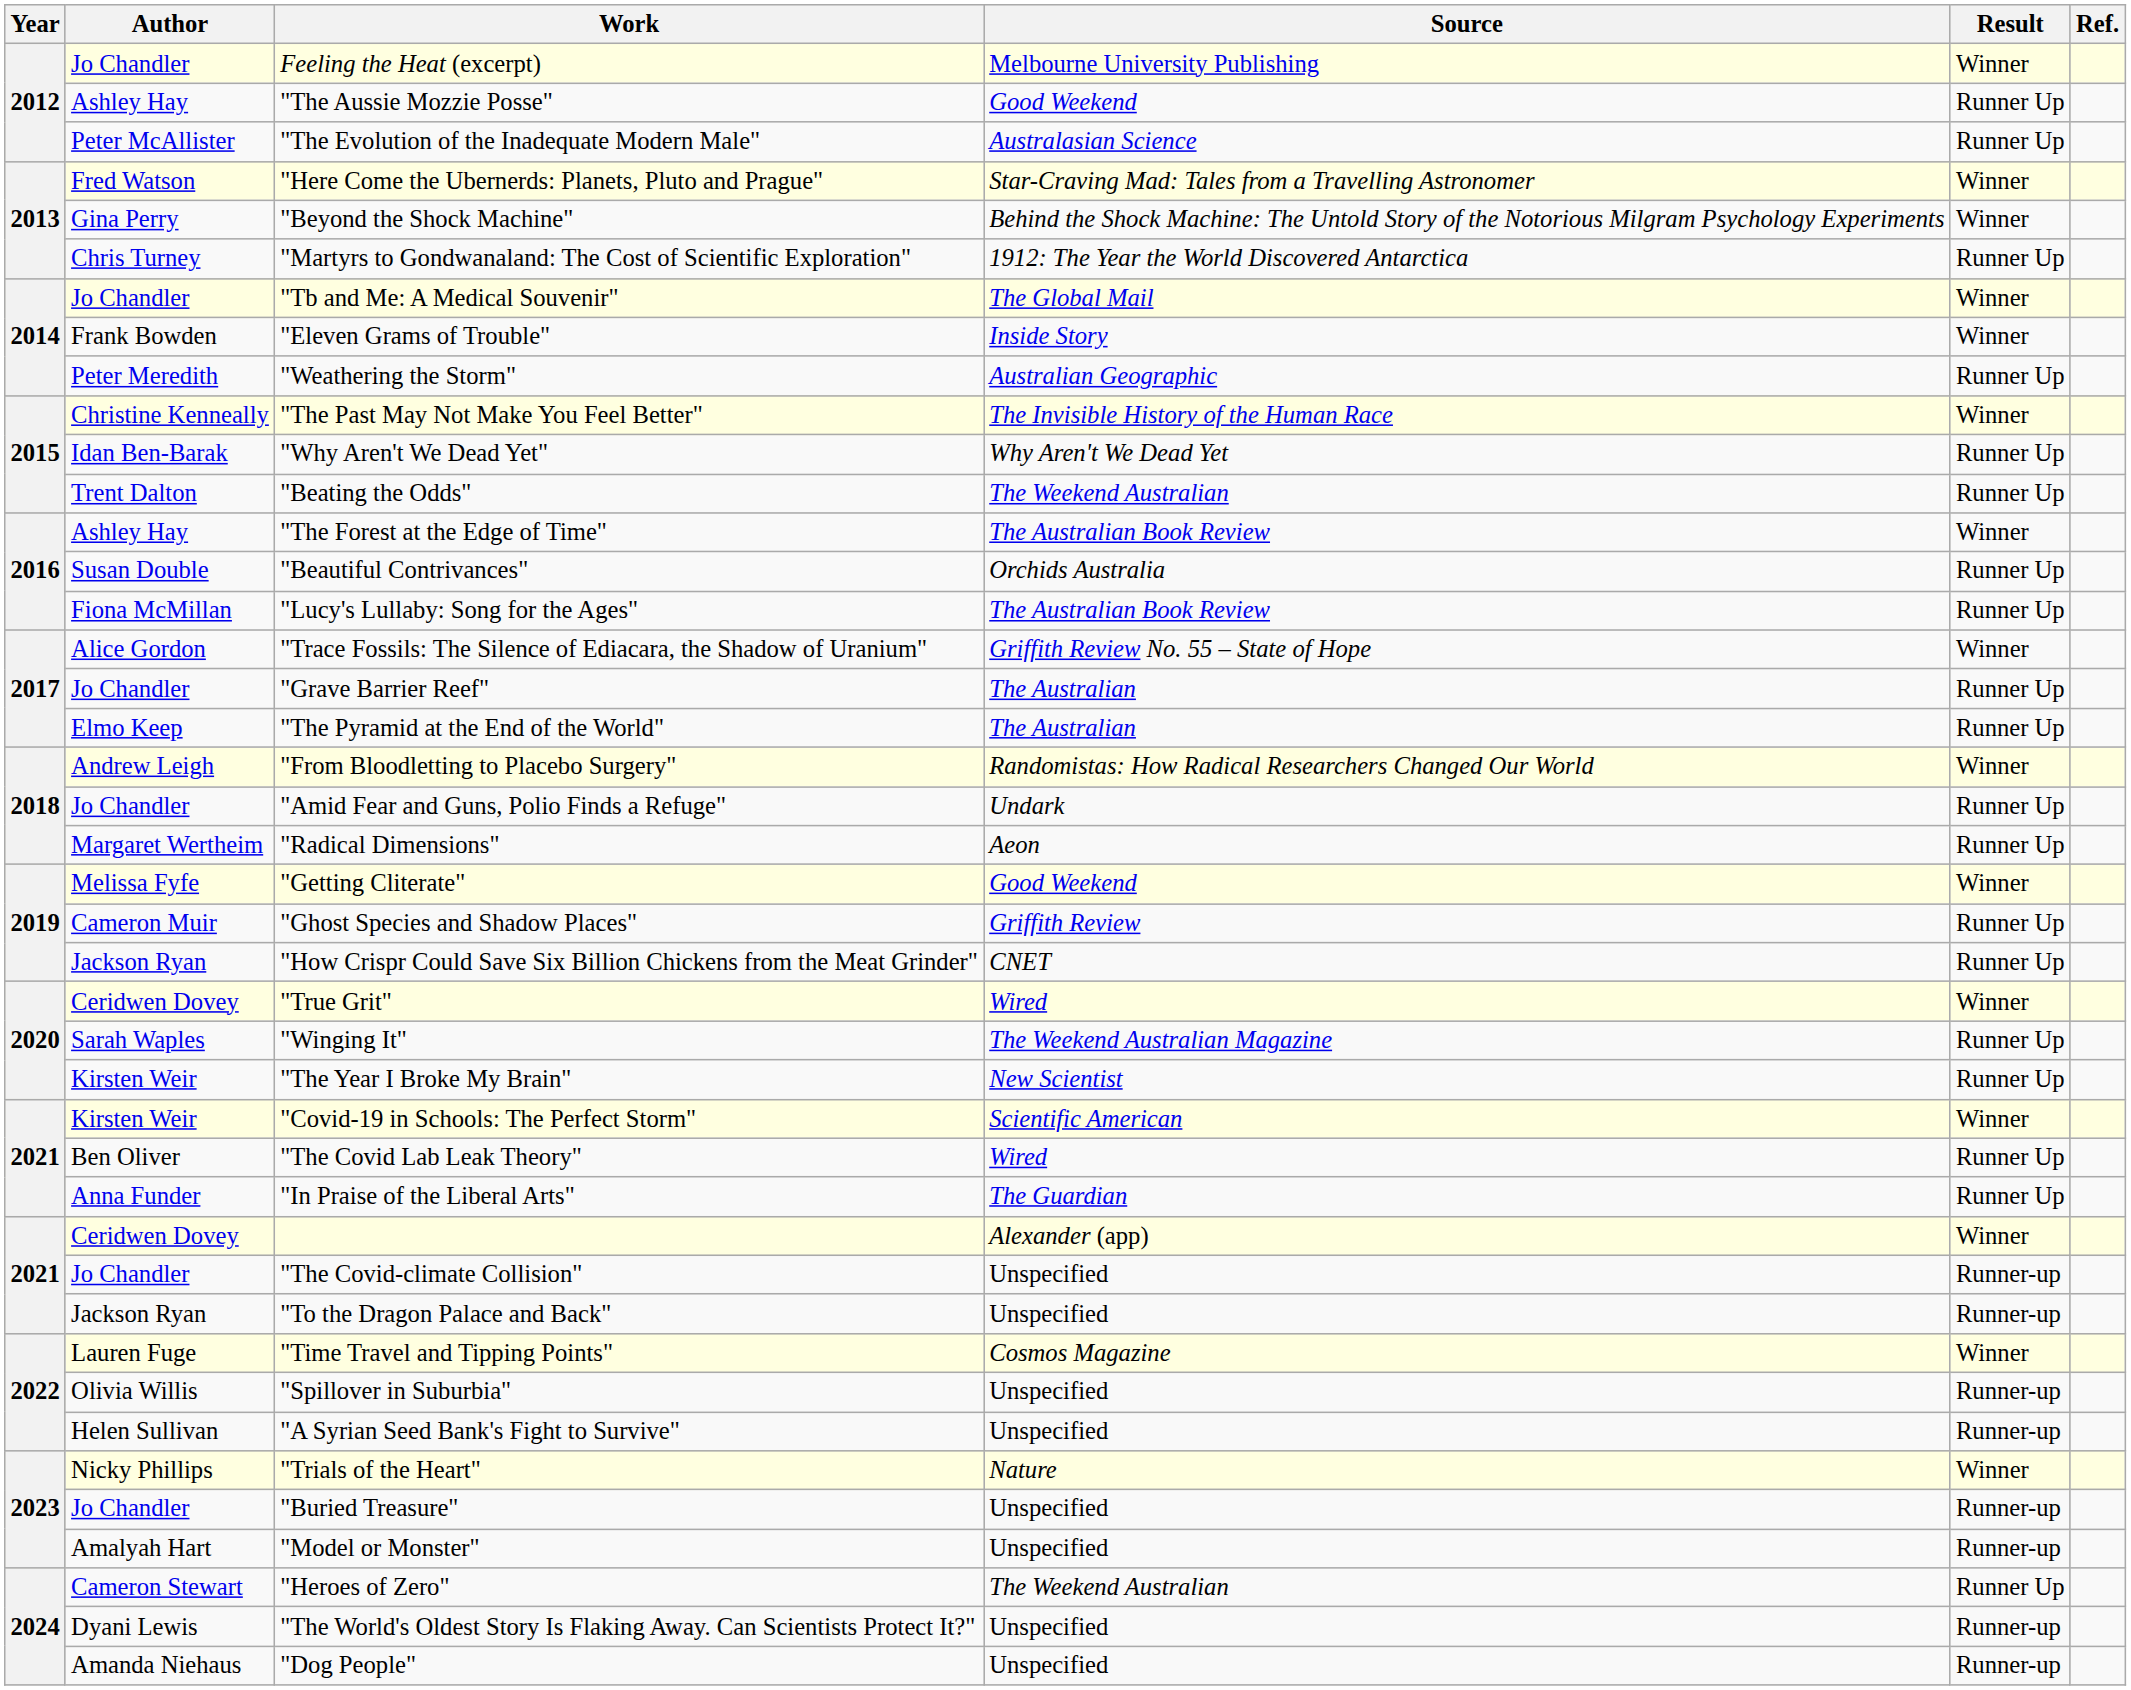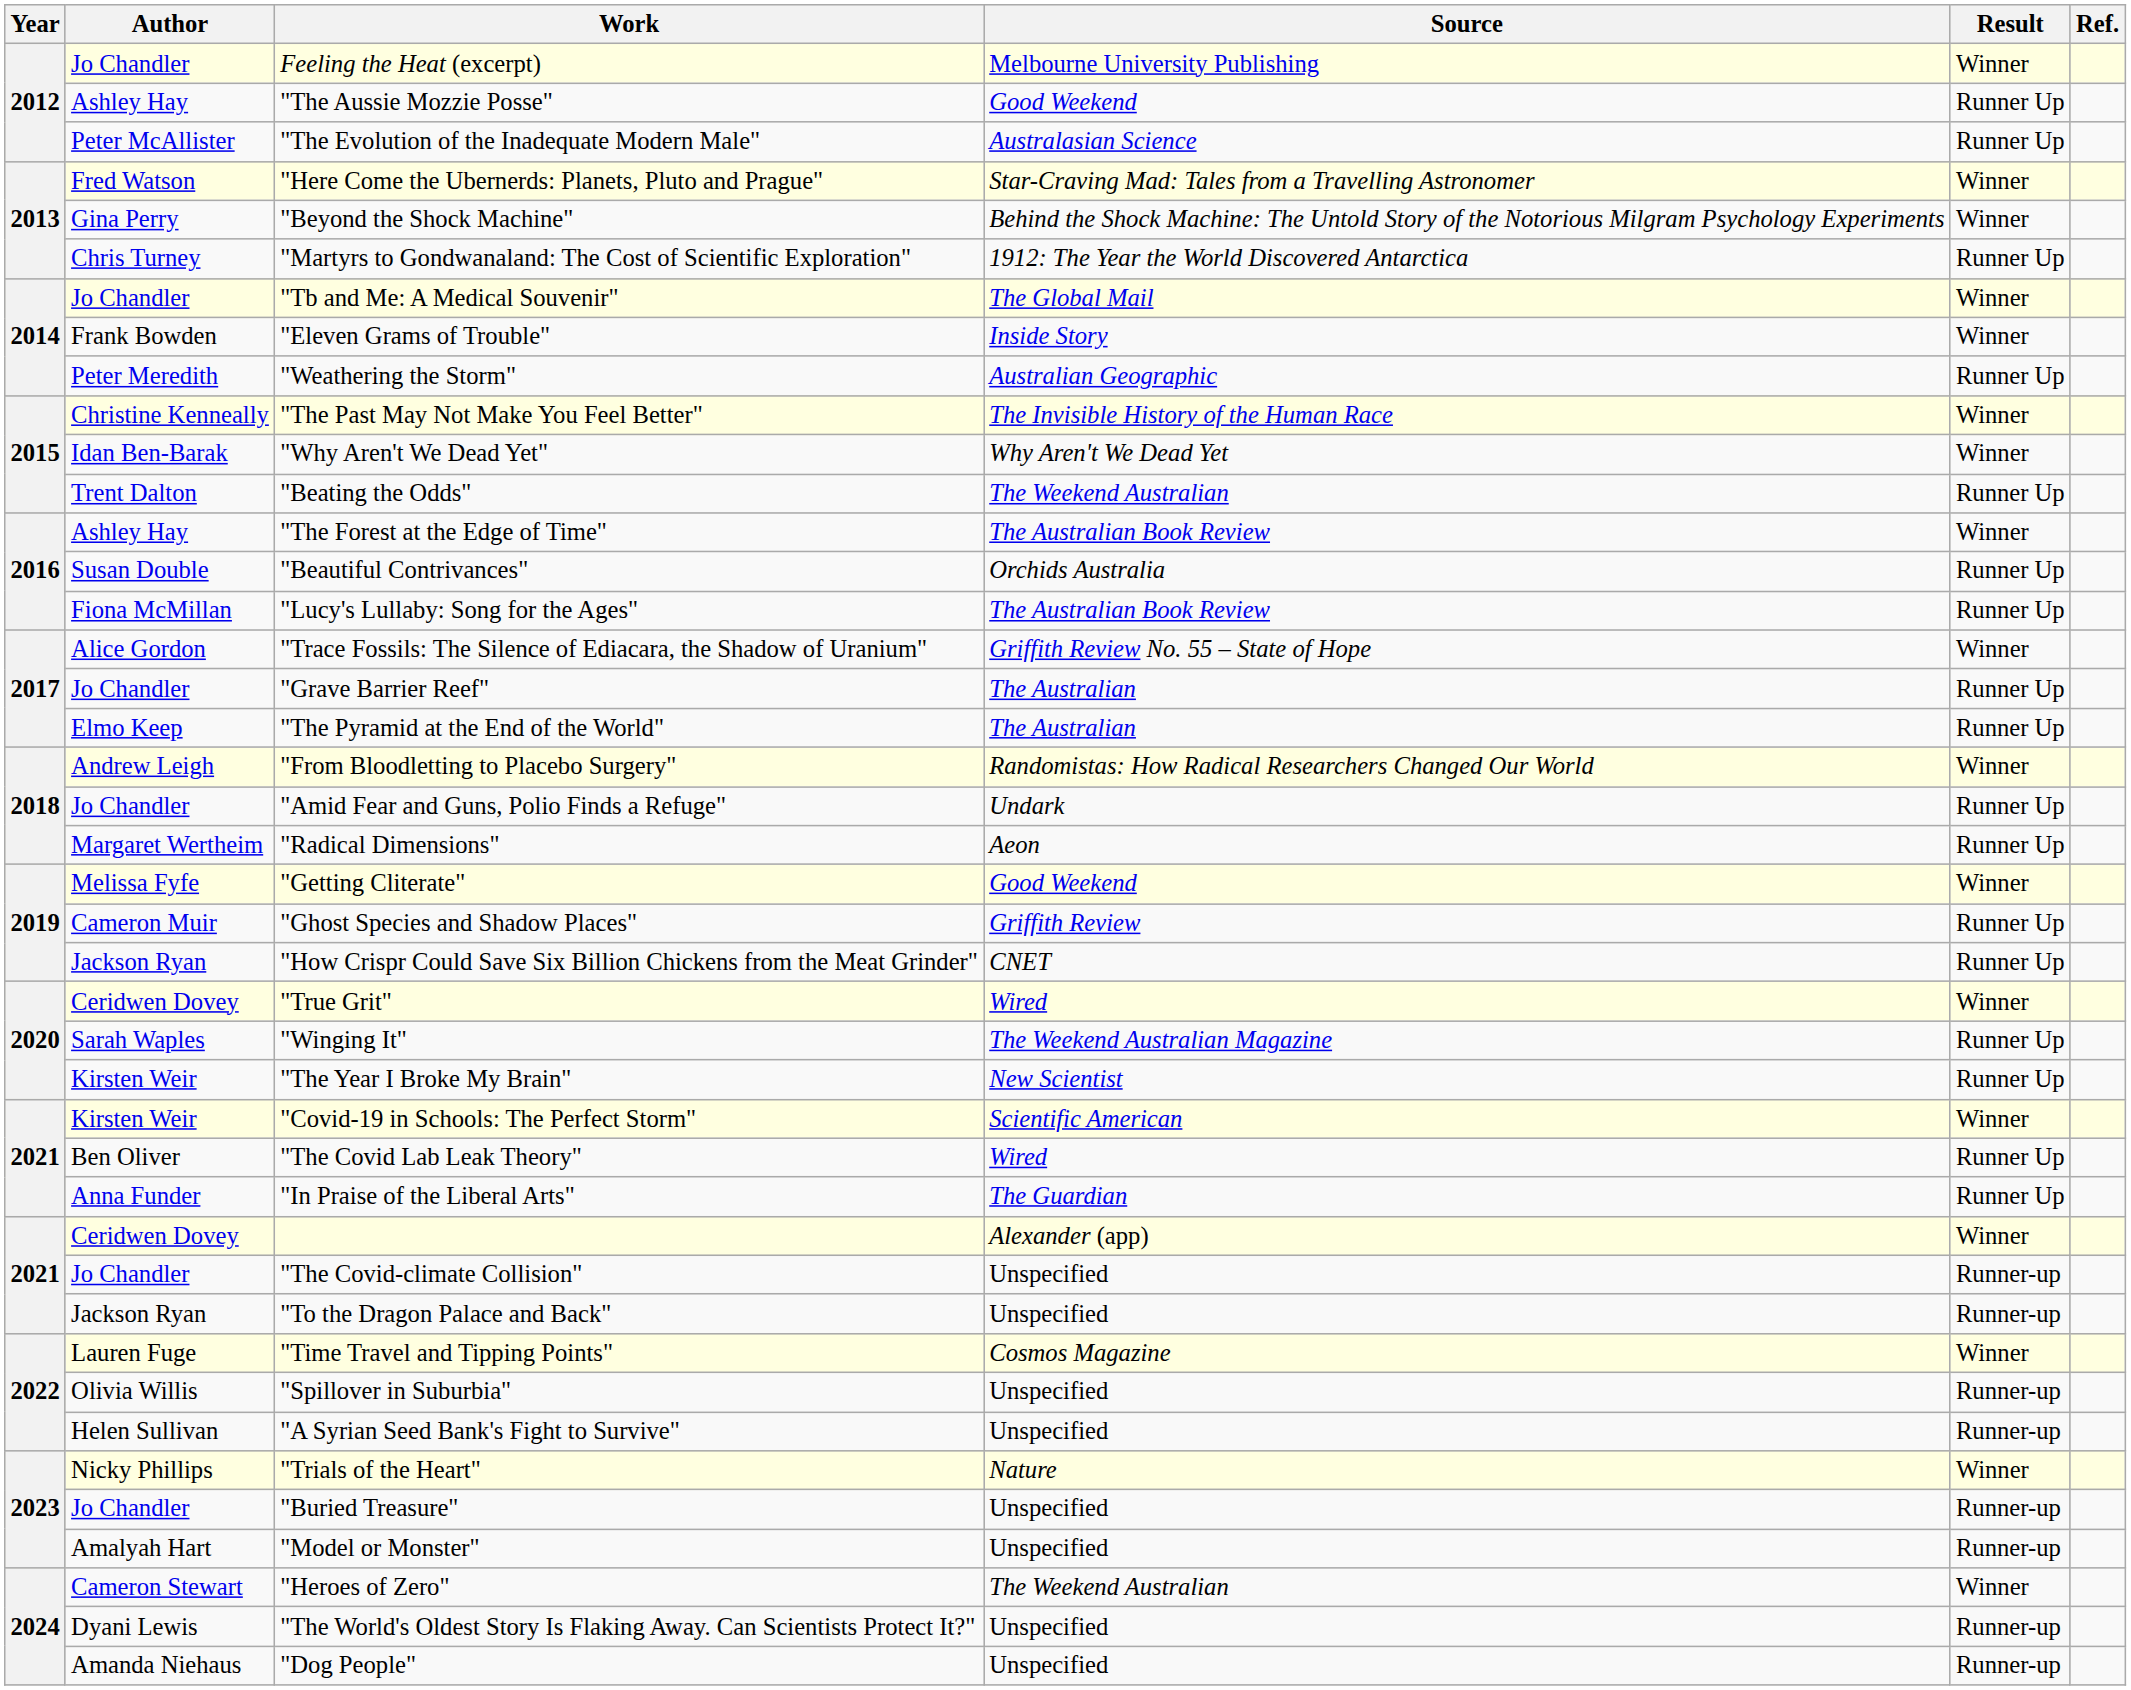(2010, 453) Runner Up -> (1992, 453) Winner
(2010, 1587) Runner Up -> (1992, 1587) Winner
